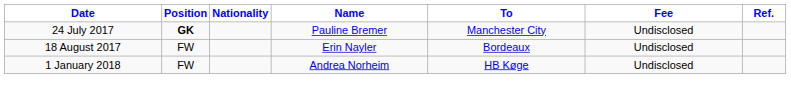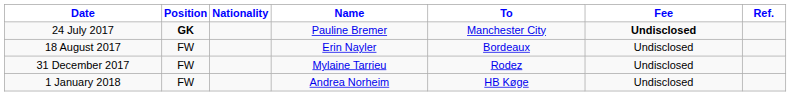(664, 31) normal -> (664, 31) bold
+ row: (83, 65)
